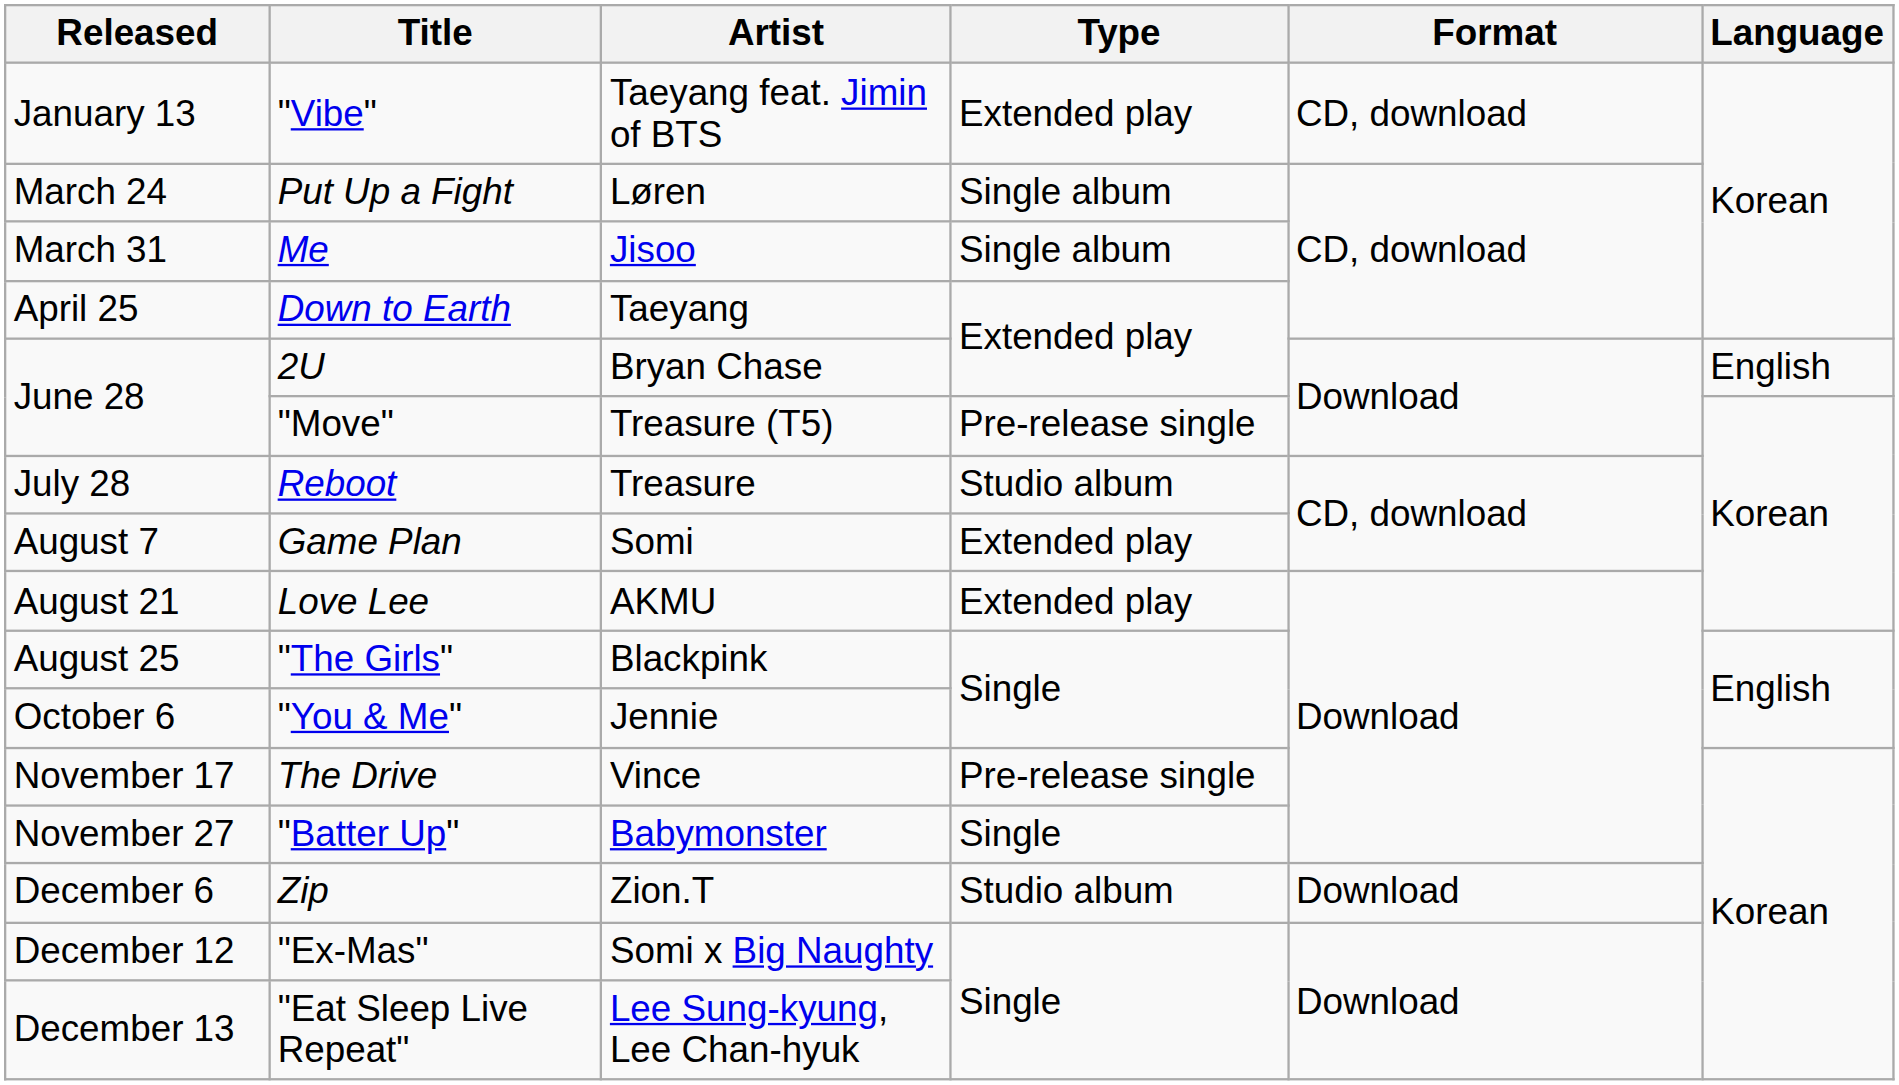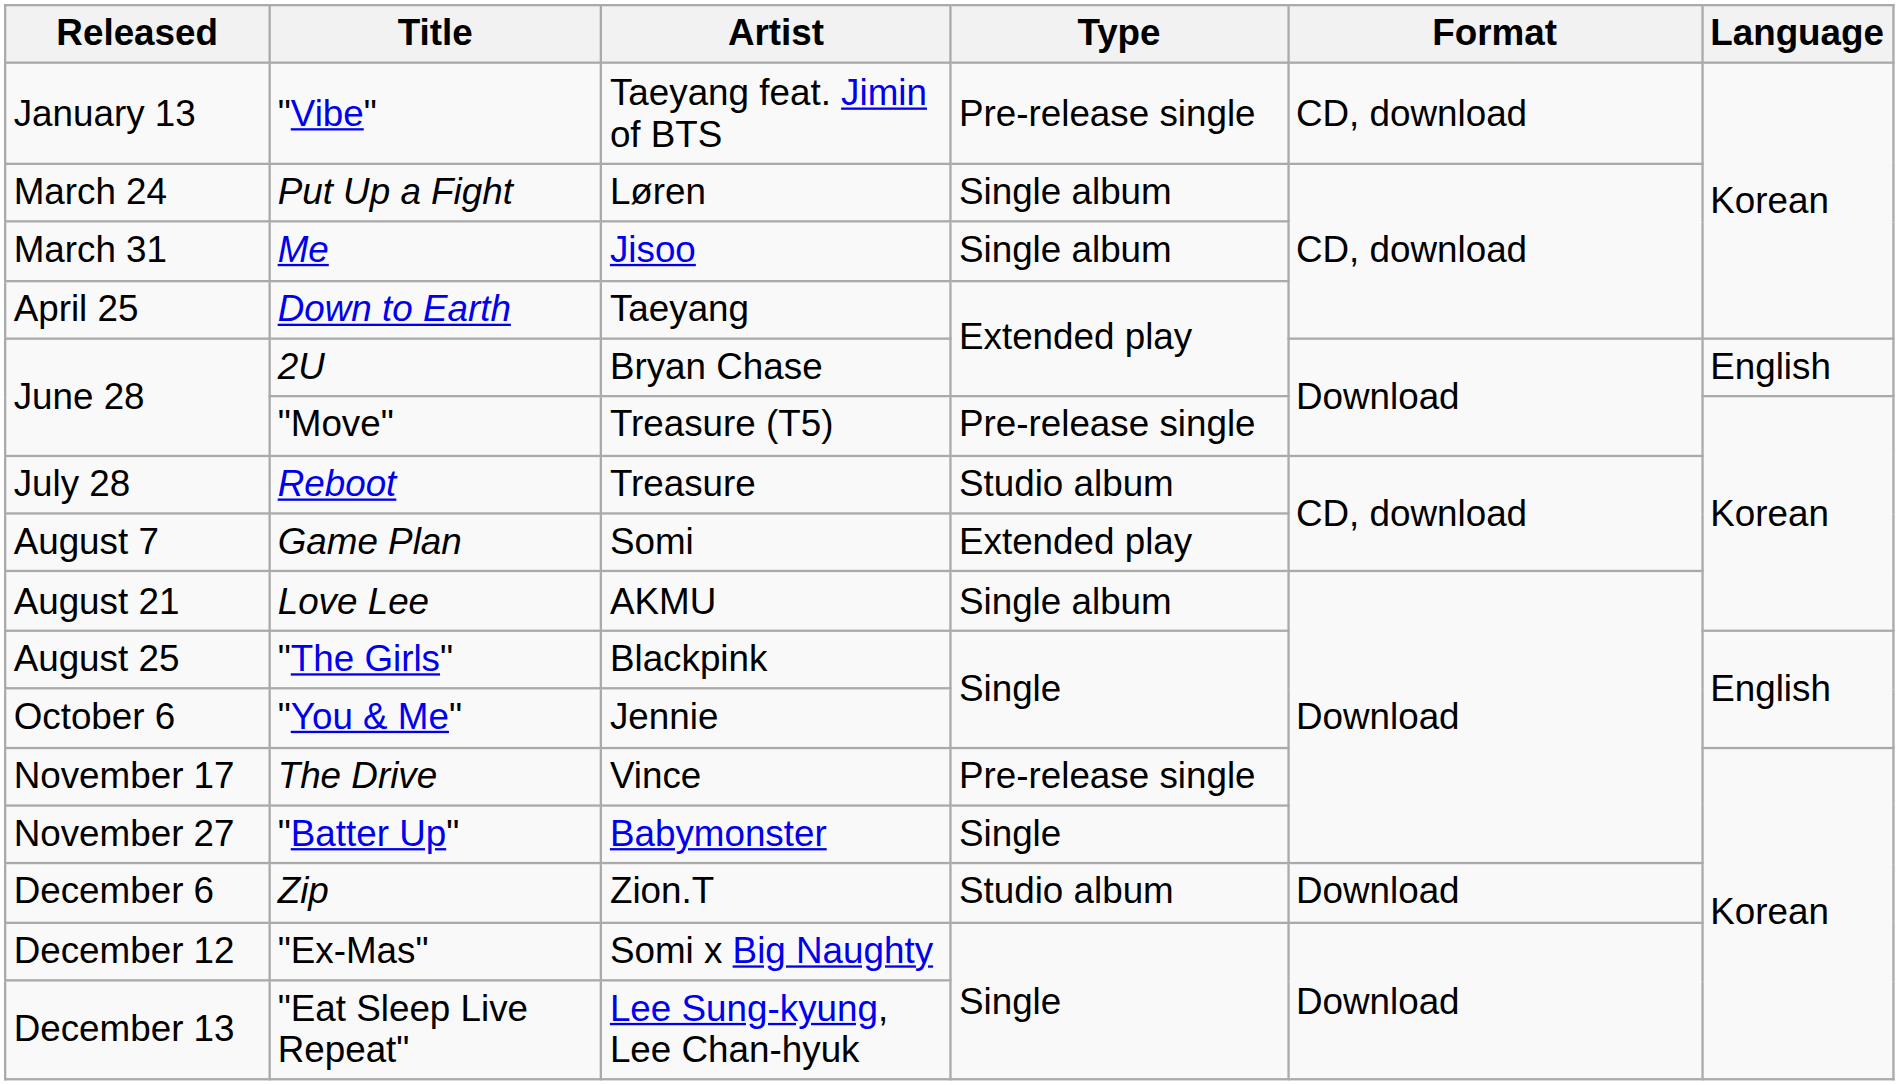(1076, 112) Extended play -> (1107, 112) Pre-release single
(1076, 600) Extended play -> (1065, 600) Single album
